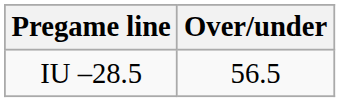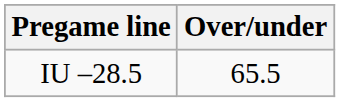(256, 72) 56.5 -> (256, 72) 65.5
